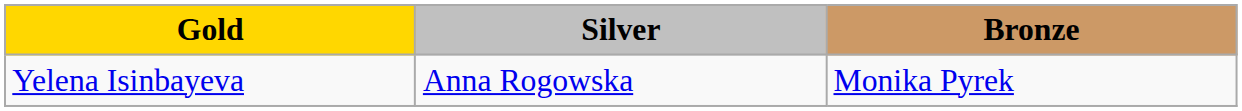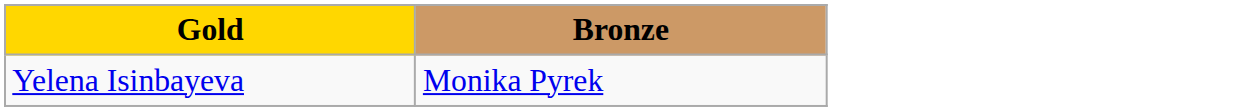- column: (621, 29)
